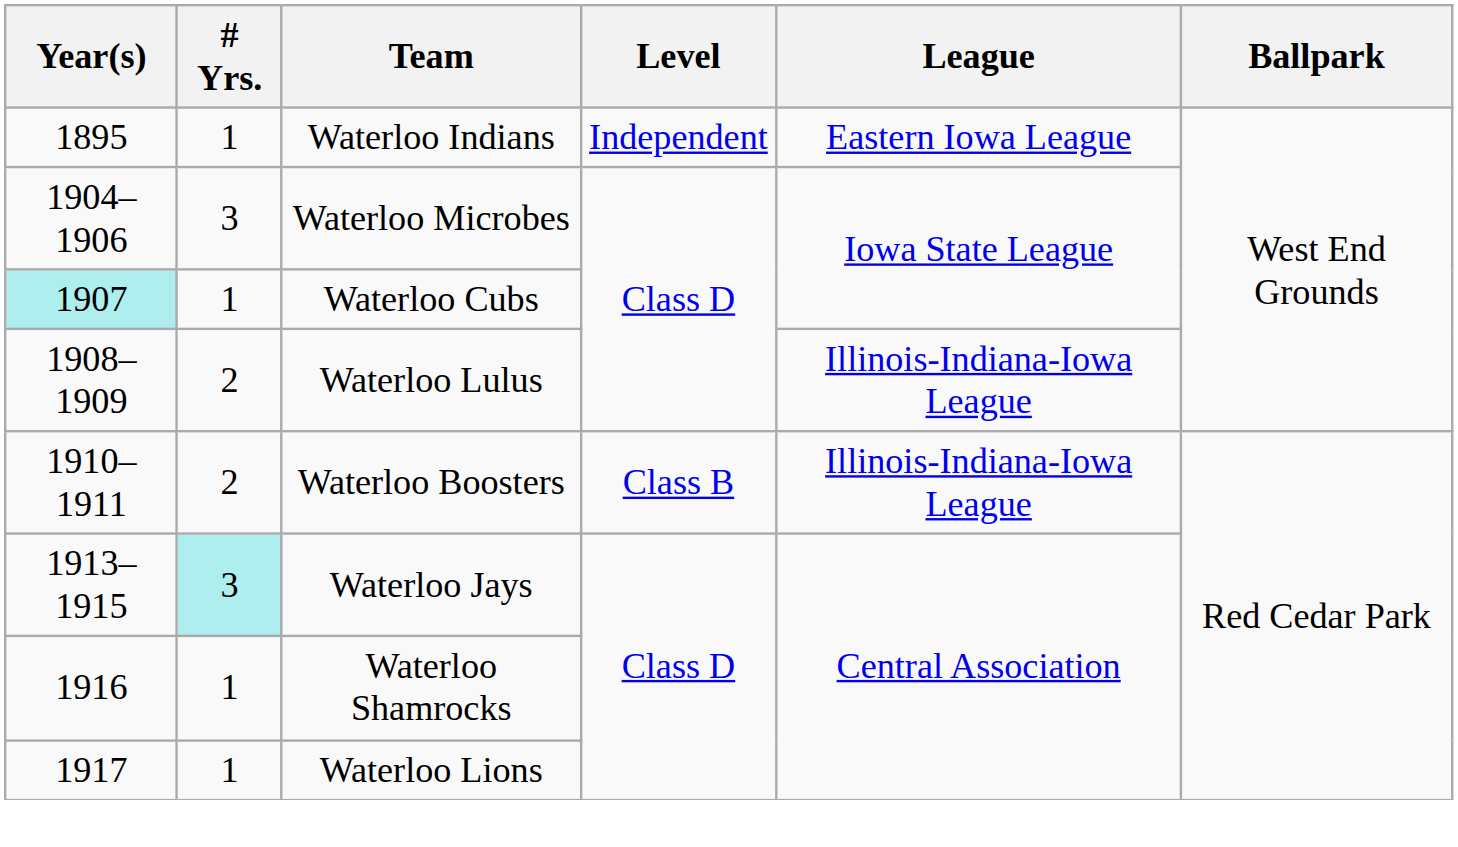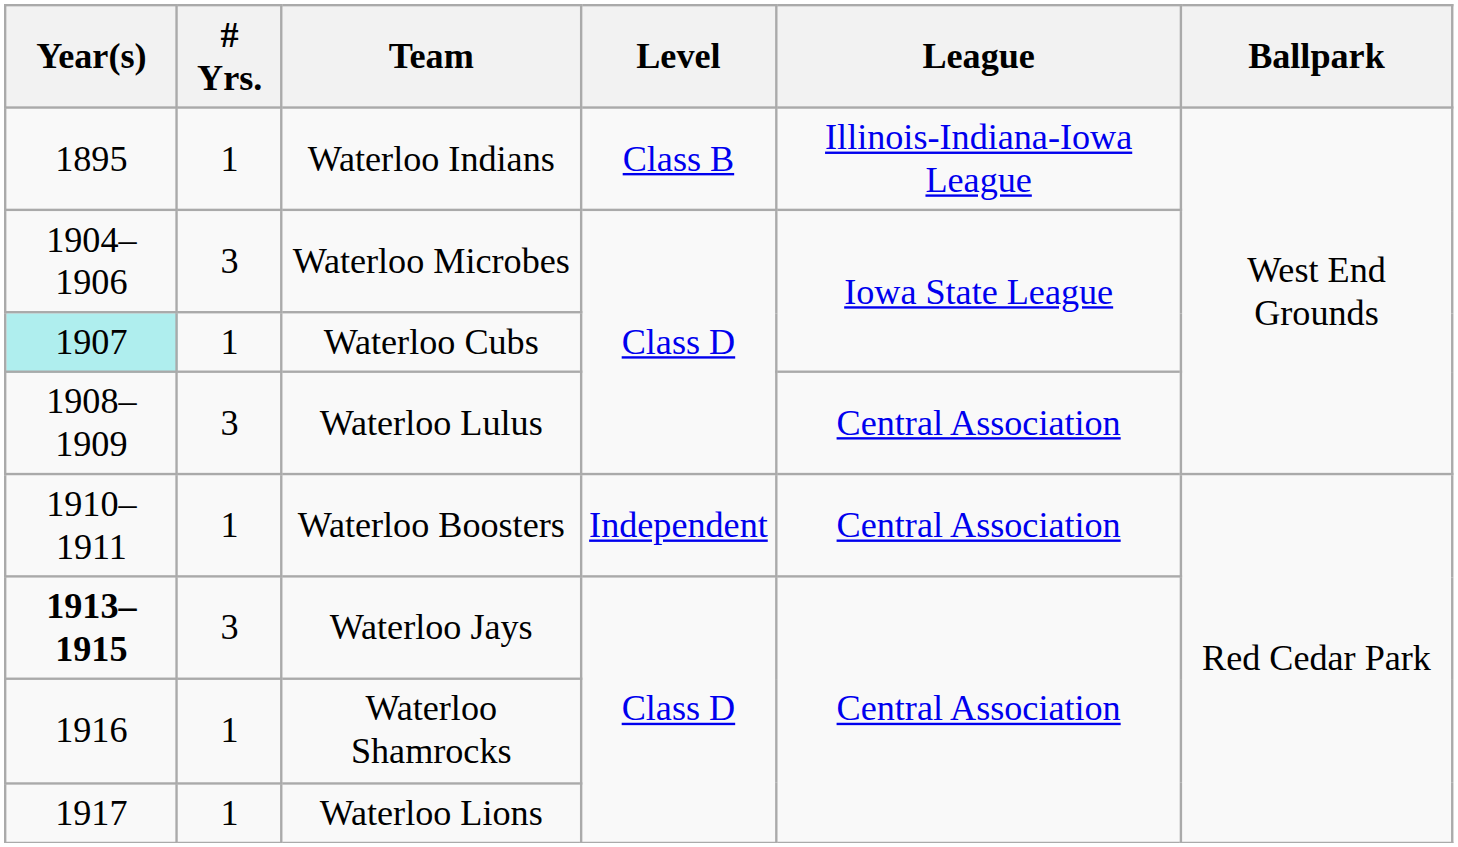(678, 137) Independent -> (678, 158) Class B
(979, 137) Eastern Iowa League -> (979, 158) Illinois-Indiana-Iowa League
(230, 380) 2 -> (230, 423) 3
(979, 380) Illinois-Indiana-Iowa League -> (979, 423) Central Association
(230, 482) 2 -> (230, 525) 1
(678, 482) Class B -> (678, 525) Independent
(979, 482) Illinois-Indiana-Iowa League -> (979, 525) Central Association
(91, 585) normal -> (91, 628) bold
(230, 585) paleturquoise background -> (230, 628) no background
